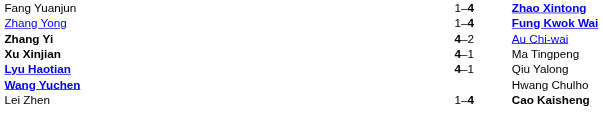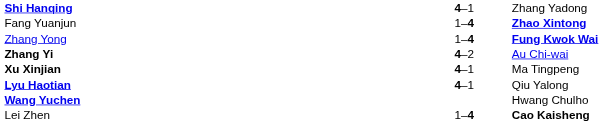+ row: (39, 8)
